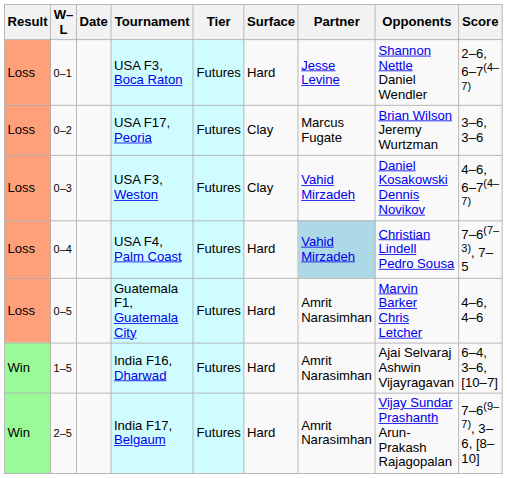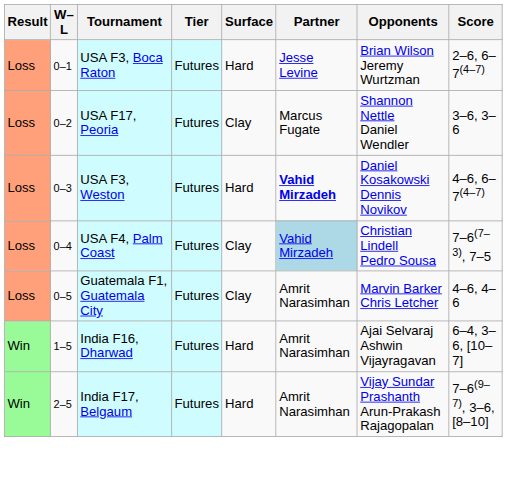- column: (94, 22)
(405, 72) Shannon Nettle Daniel Wendler -> (397, 65) Brian Wilson Jeremy Wurtzman
(415, 130) Brian Wilson Jeremy Wurtzman -> (386, 122) Shannon Nettle Daniel Wendler
(260, 188) Clay -> (239, 188) Hard
(328, 188) normal -> (308, 188) bold
(261, 249) Hard -> (238, 245) Clay
(261, 310) Hard -> (238, 296) Clay
